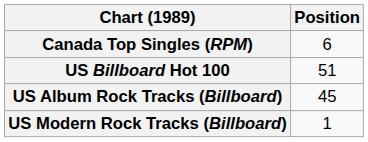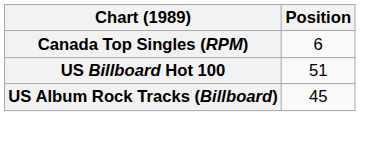- row: (148, 123)
